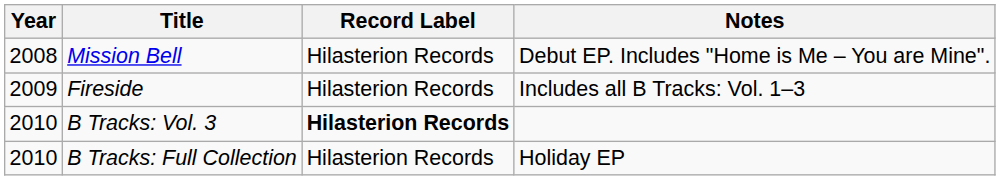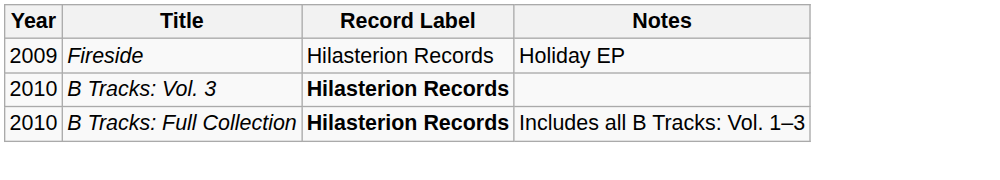- row: (124, 55)
(662, 89) Includes all B Tracks: Vol. 1–3 -> (572, 55) Holiday EP
(400, 157) normal -> (408, 123) bold
(572, 157) Holiday EP -> (662, 123) Includes all B Tracks: Vol. 1–3
